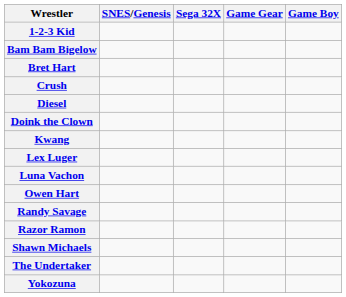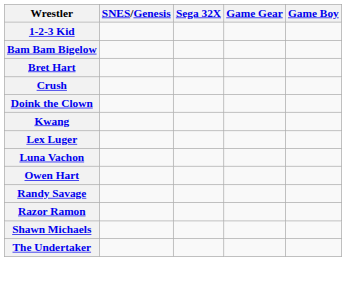- row: (52, 103)
- row: (52, 283)
